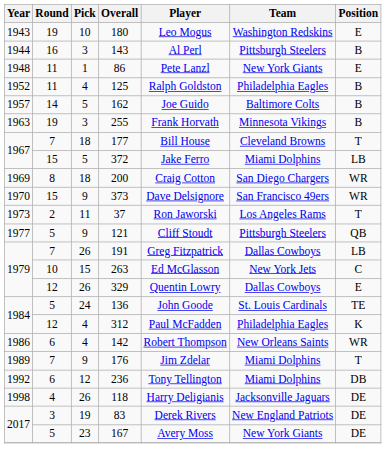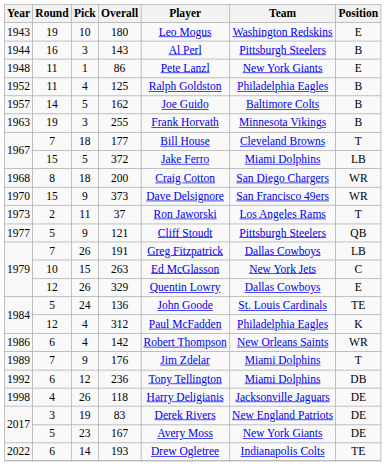(19, 178) 1969 -> (19, 178) 1968
+ row: (120, 452)
